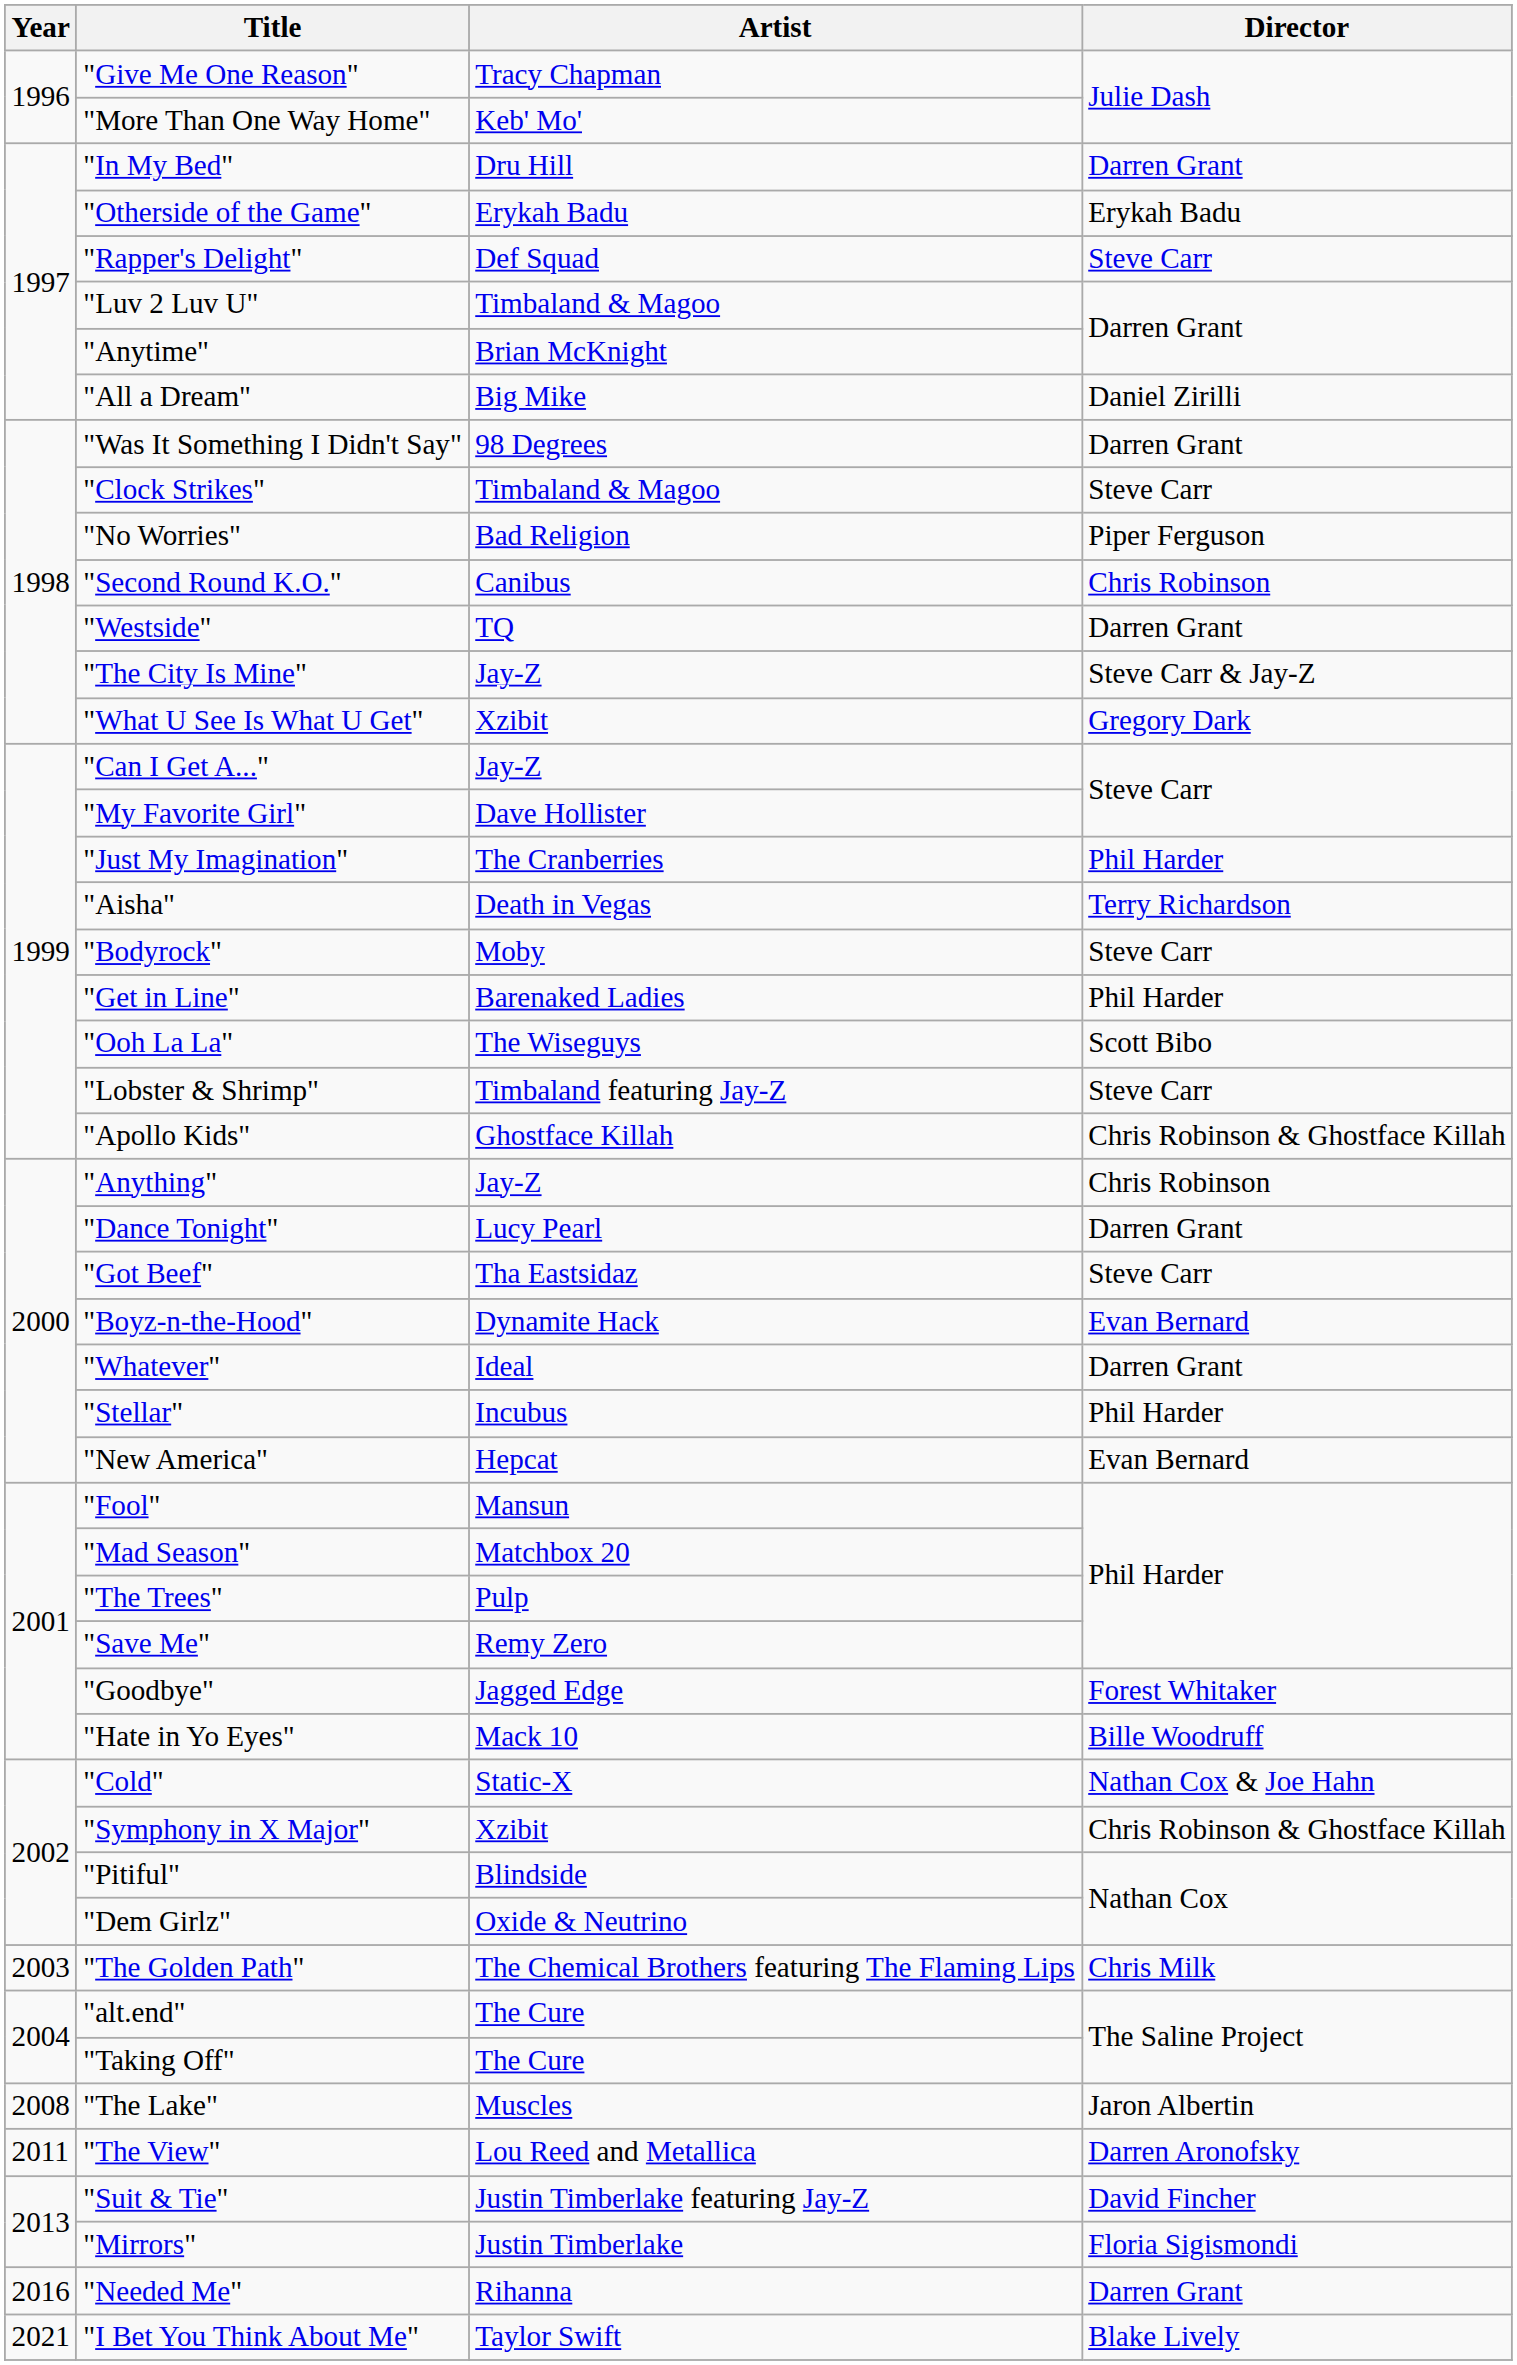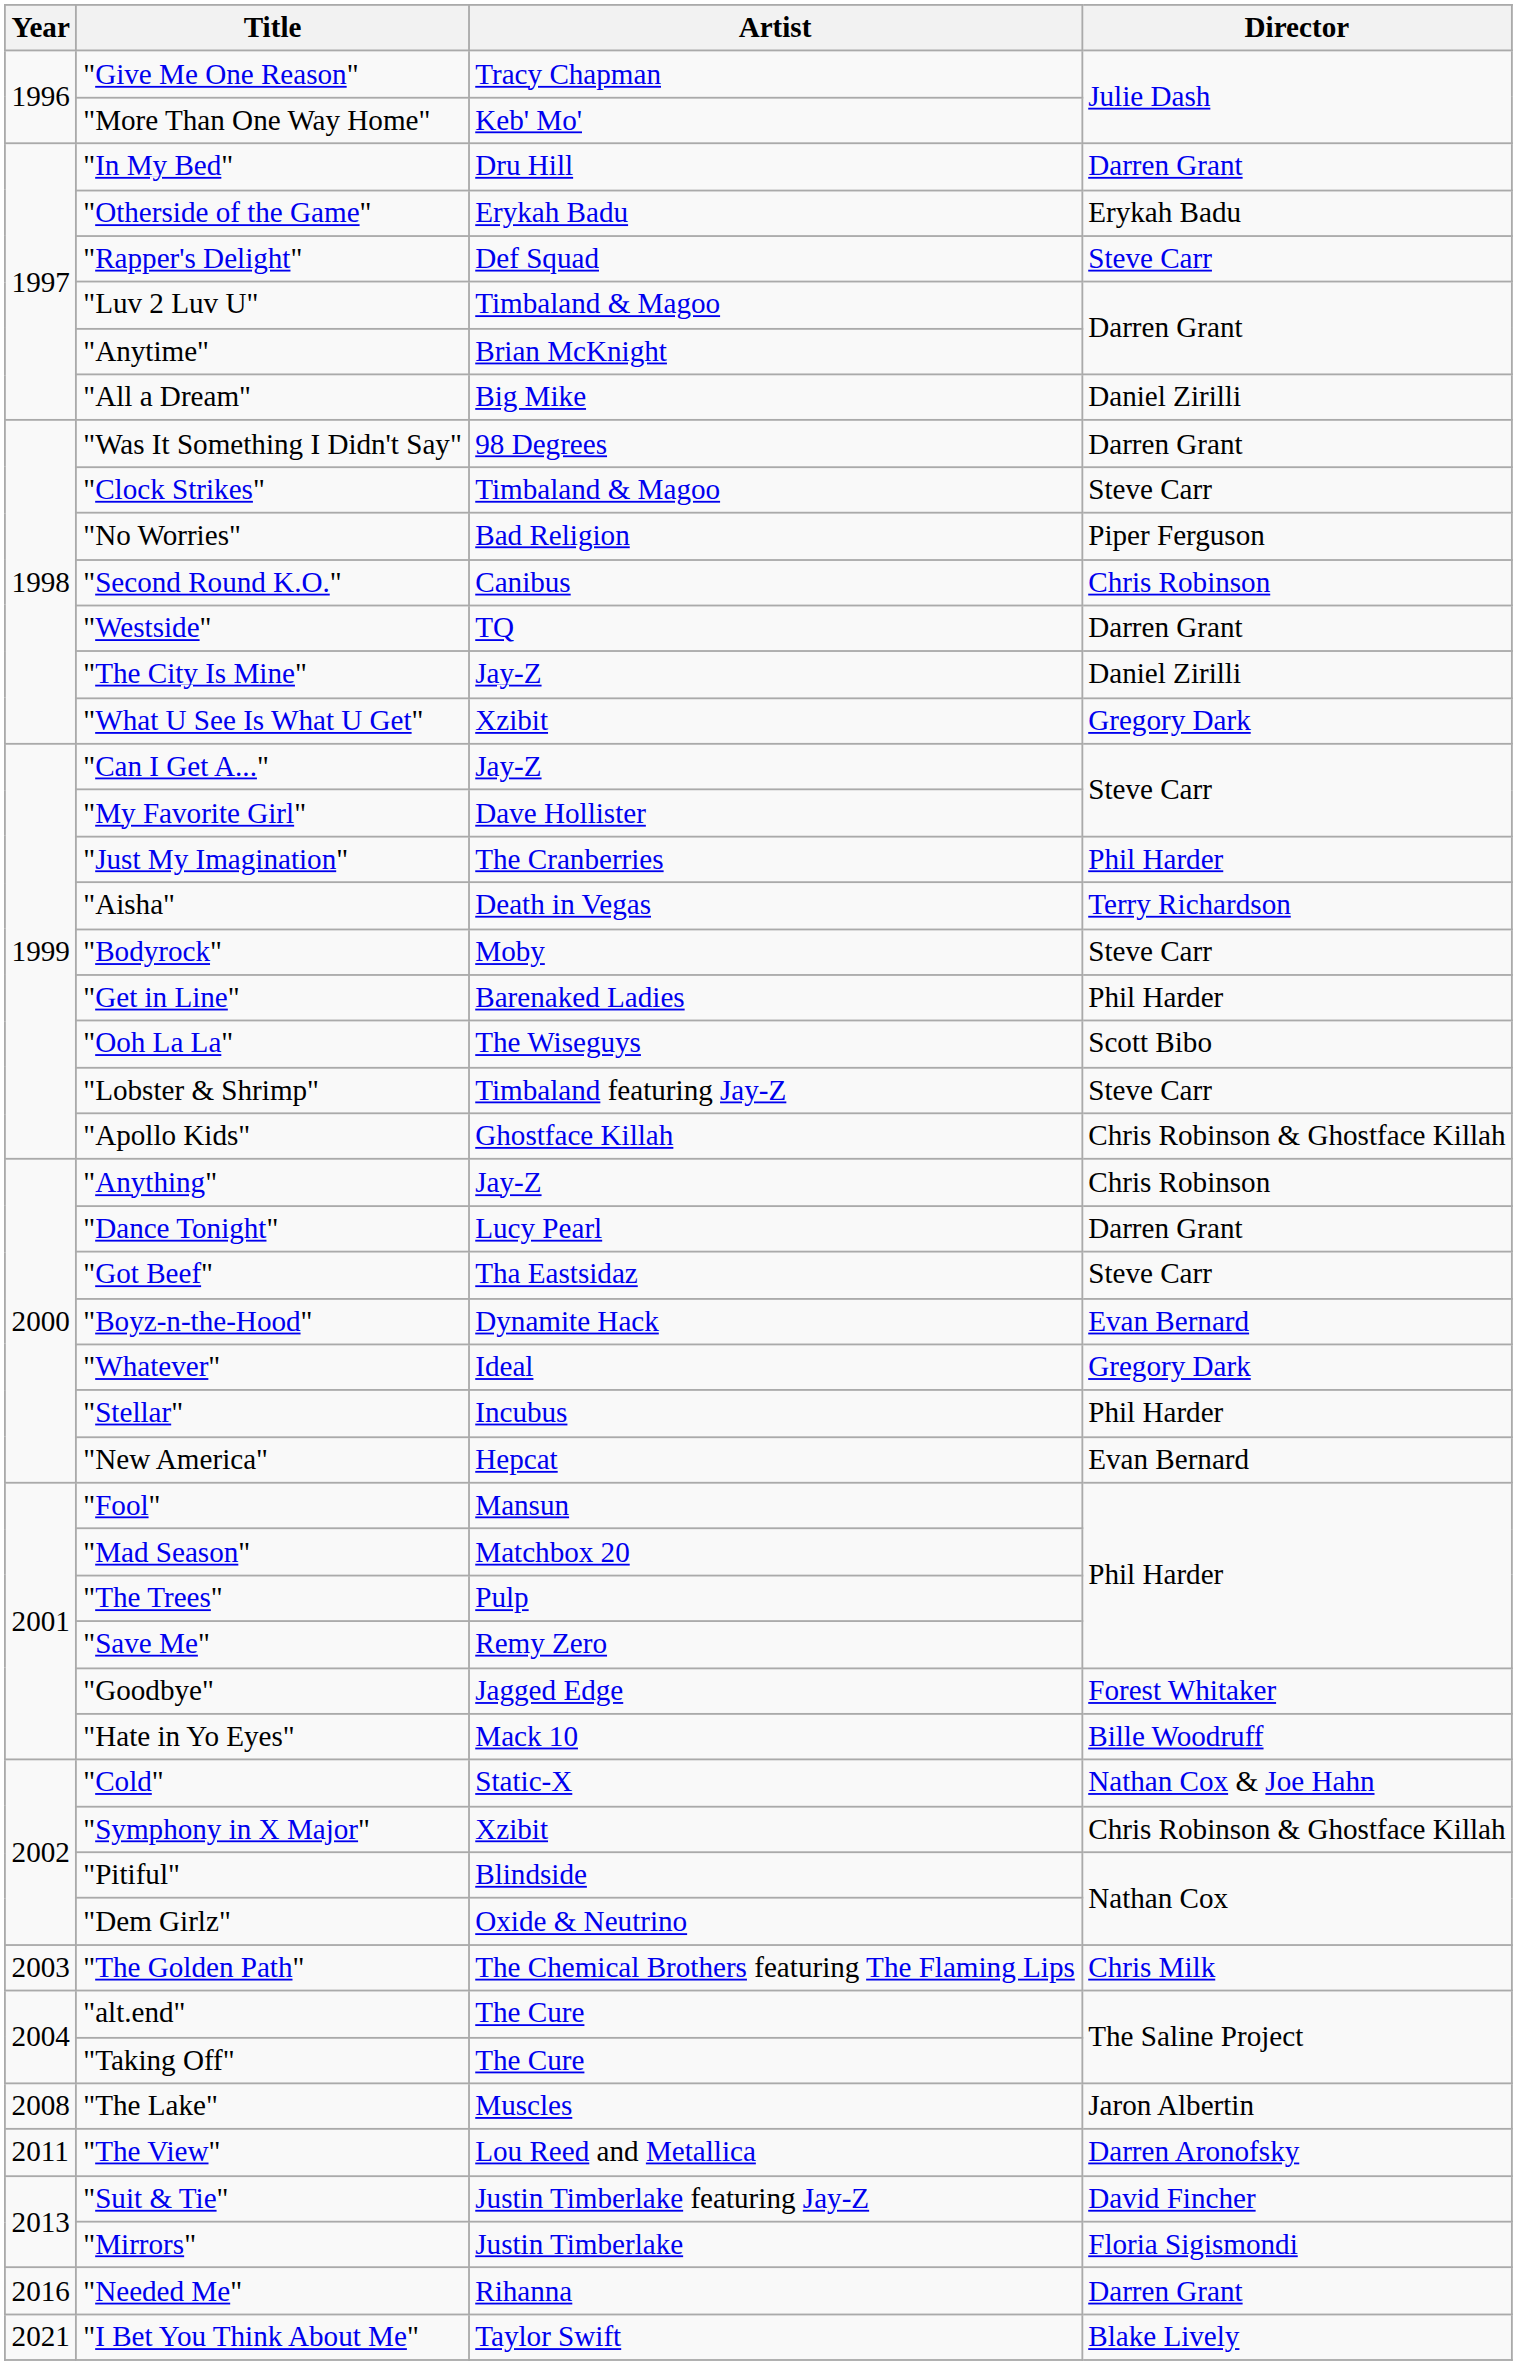(1202, 674) Steve Carr & Jay-Z -> (1165, 674) Daniel Zirilli
(1165, 1366) Darren Grant -> (1169, 1366) Gregory Dark
